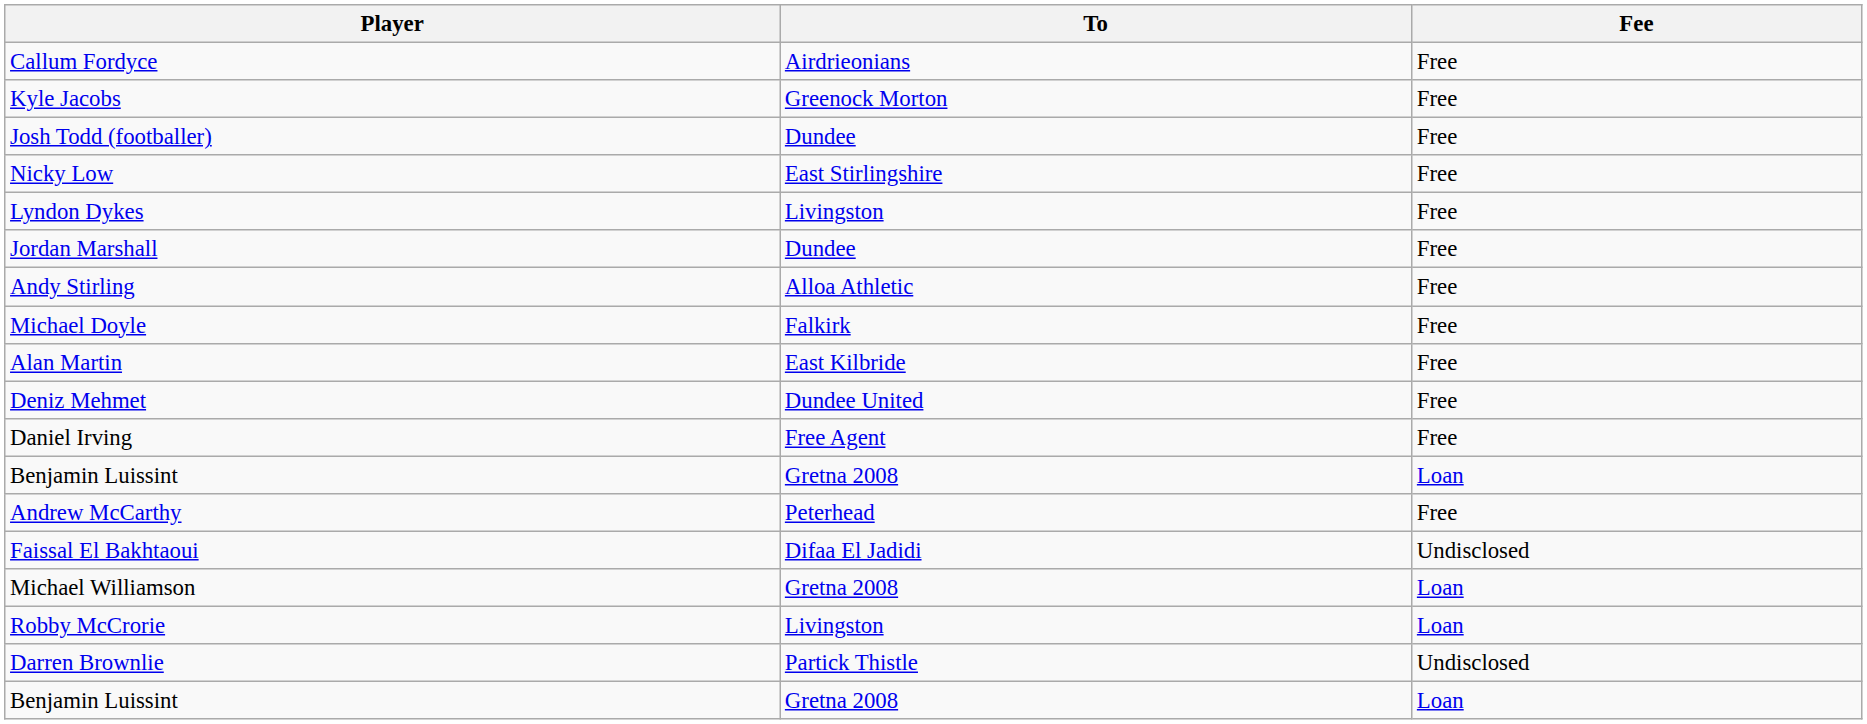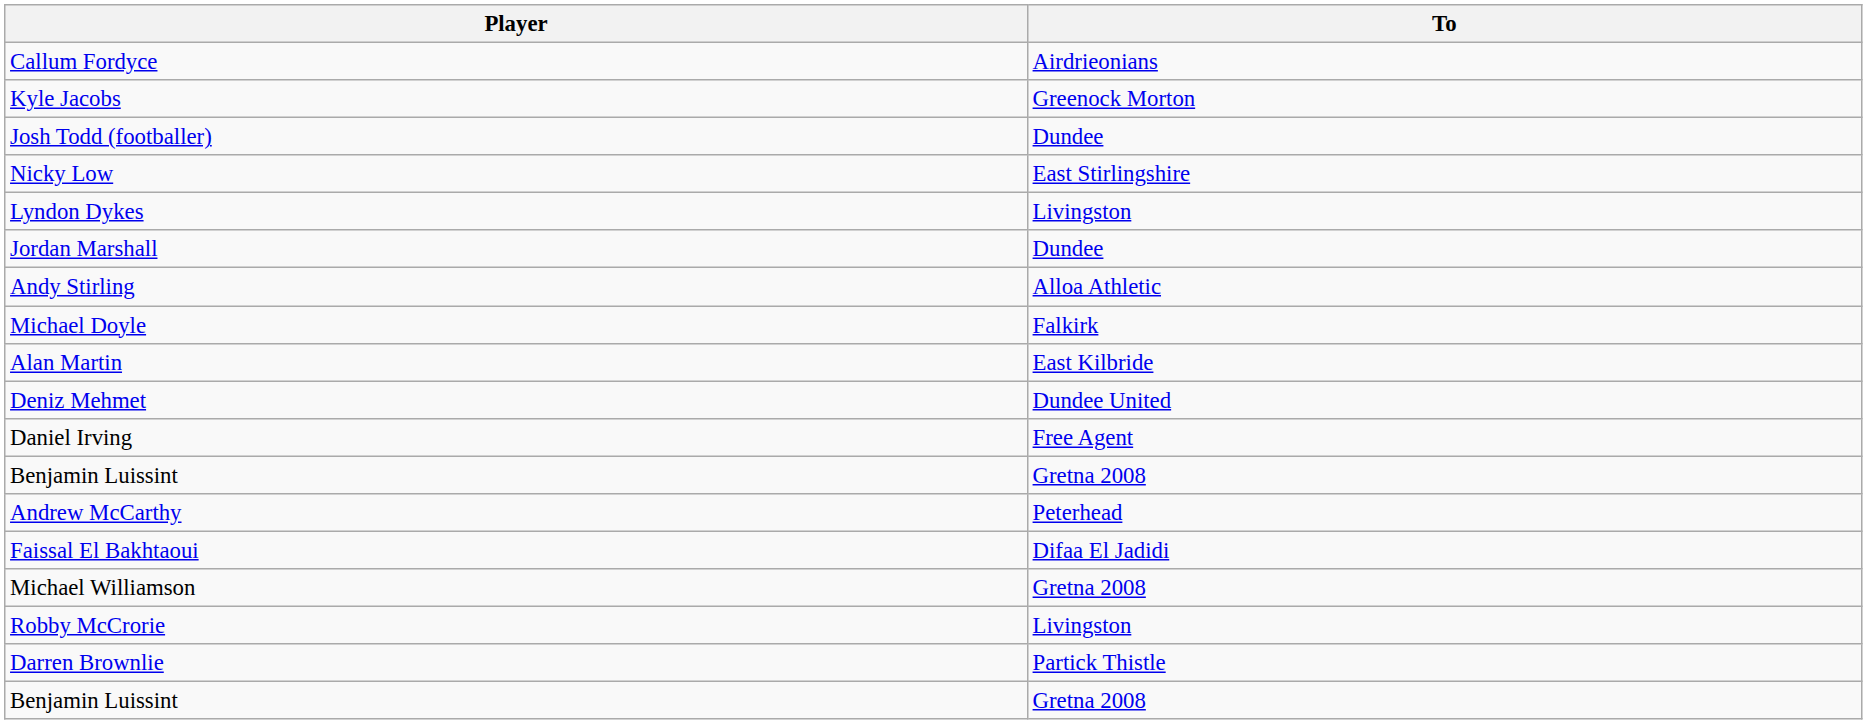- column: (1636, 23)
